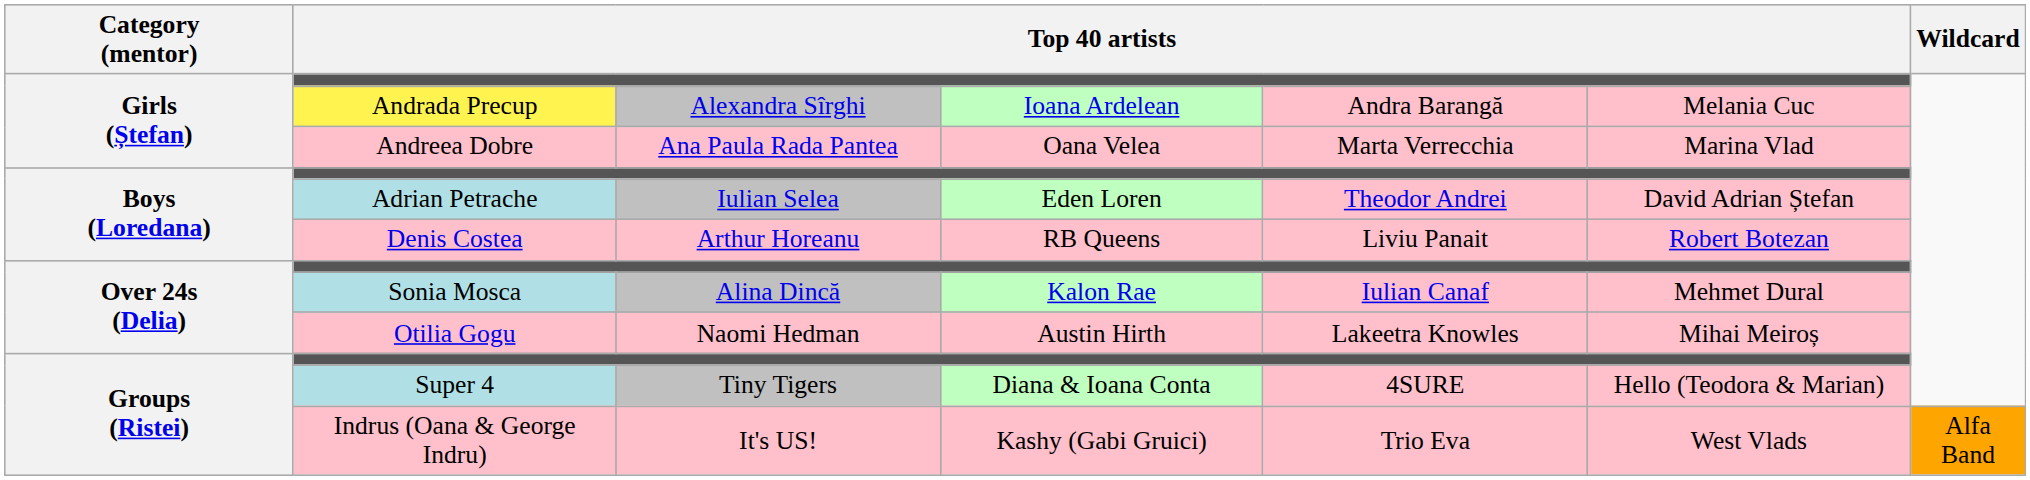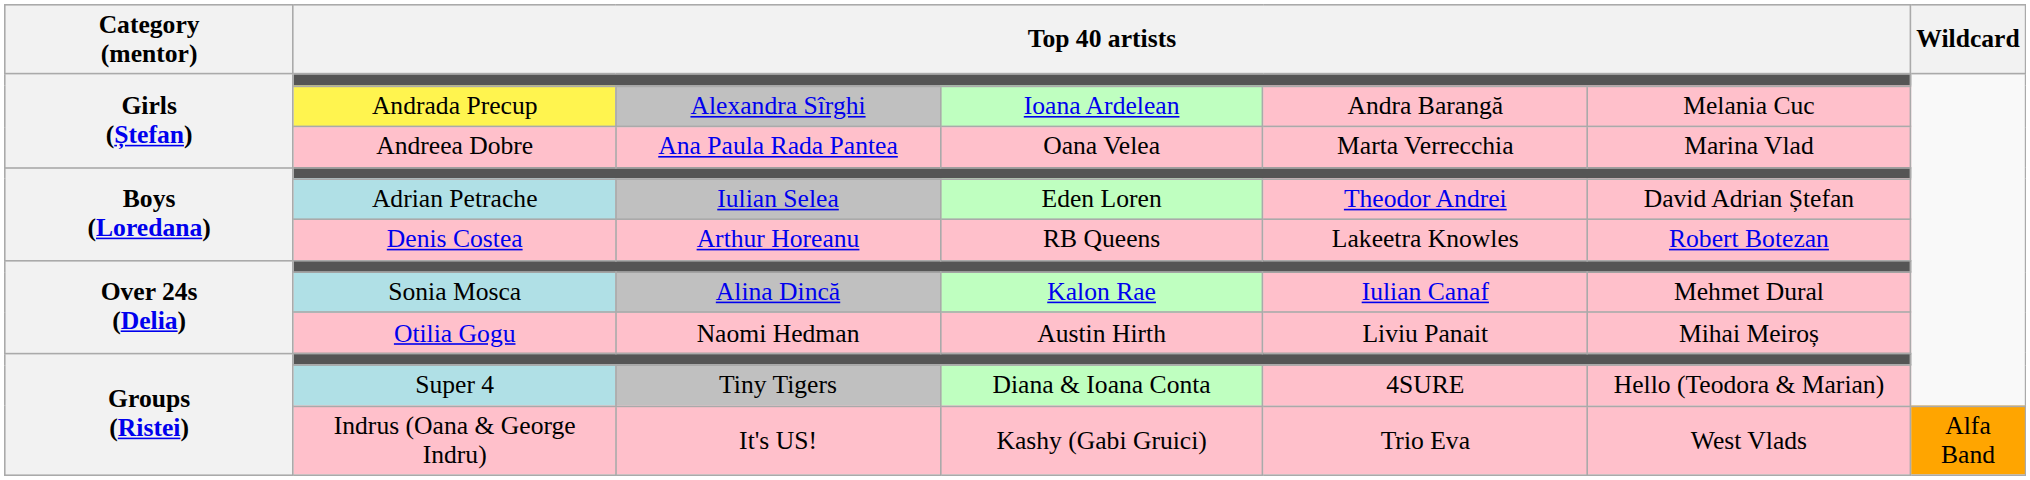(1425, 239) Liviu Panait -> (1425, 239) Lakeetra Knowles
(1425, 332) Lakeetra Knowles -> (1425, 332) Liviu Panait
